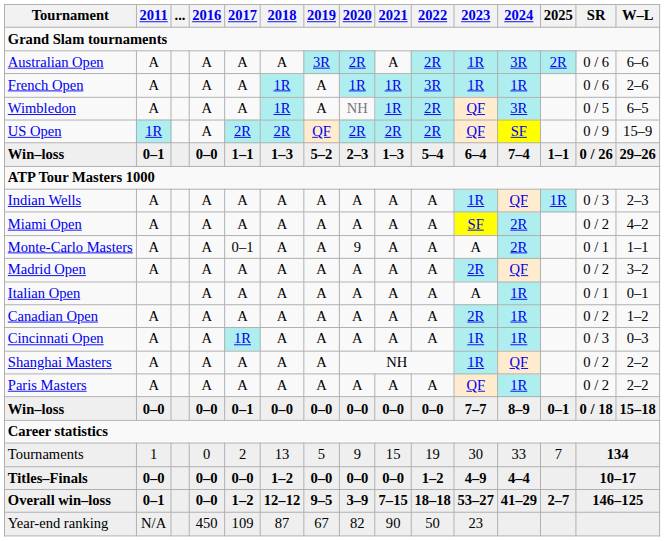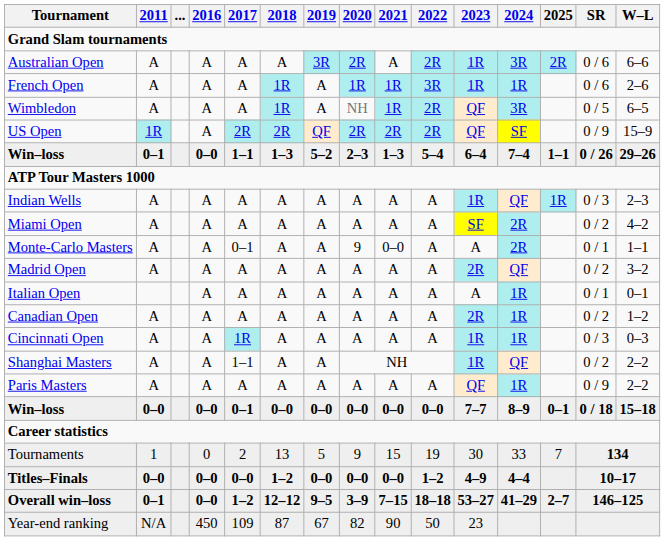(393, 246) A -> (393, 246) 0–0
(243, 362) A -> (243, 362) 1–1
(596, 385) 0 / 2 -> (596, 385) 0 / 9
